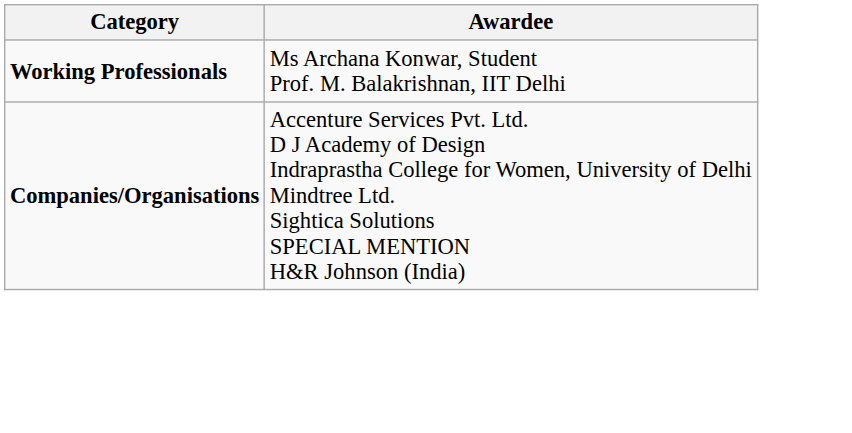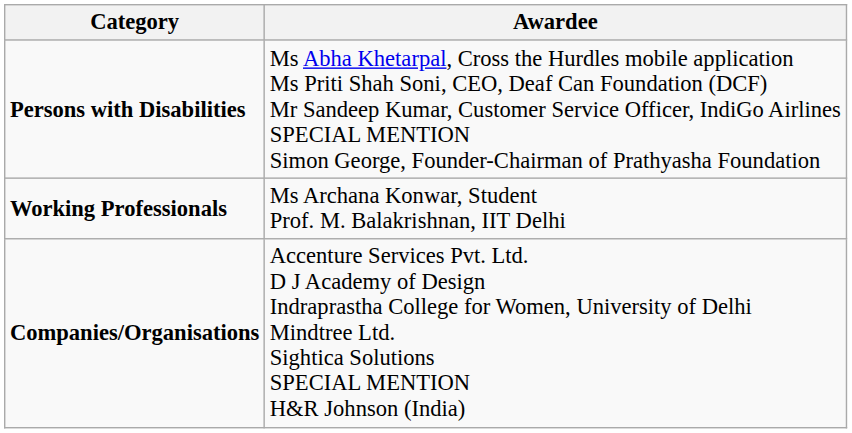+ row: (128, 108)
